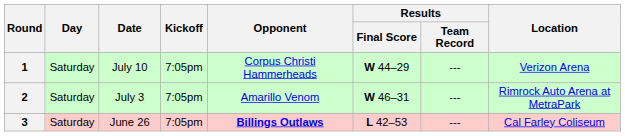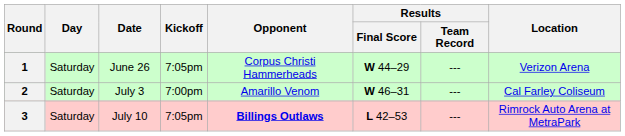(130, 67) July 10 -> (130, 67) June 26
(184, 98) 7:05pm -> (184, 91) 7:00pm
(555, 98) Rimrock Auto Arena at MetraPark -> (555, 91) Cal Farley Coliseum
(130, 122) June 26 -> (130, 115) July 10
(555, 122) Cal Farley Coliseum -> (555, 115) Rimrock Auto Arena at MetraPark
